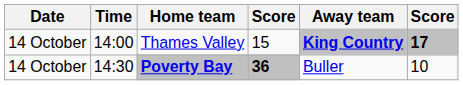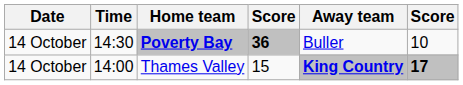rows swapped: (187, 67) <-> (193, 42)
